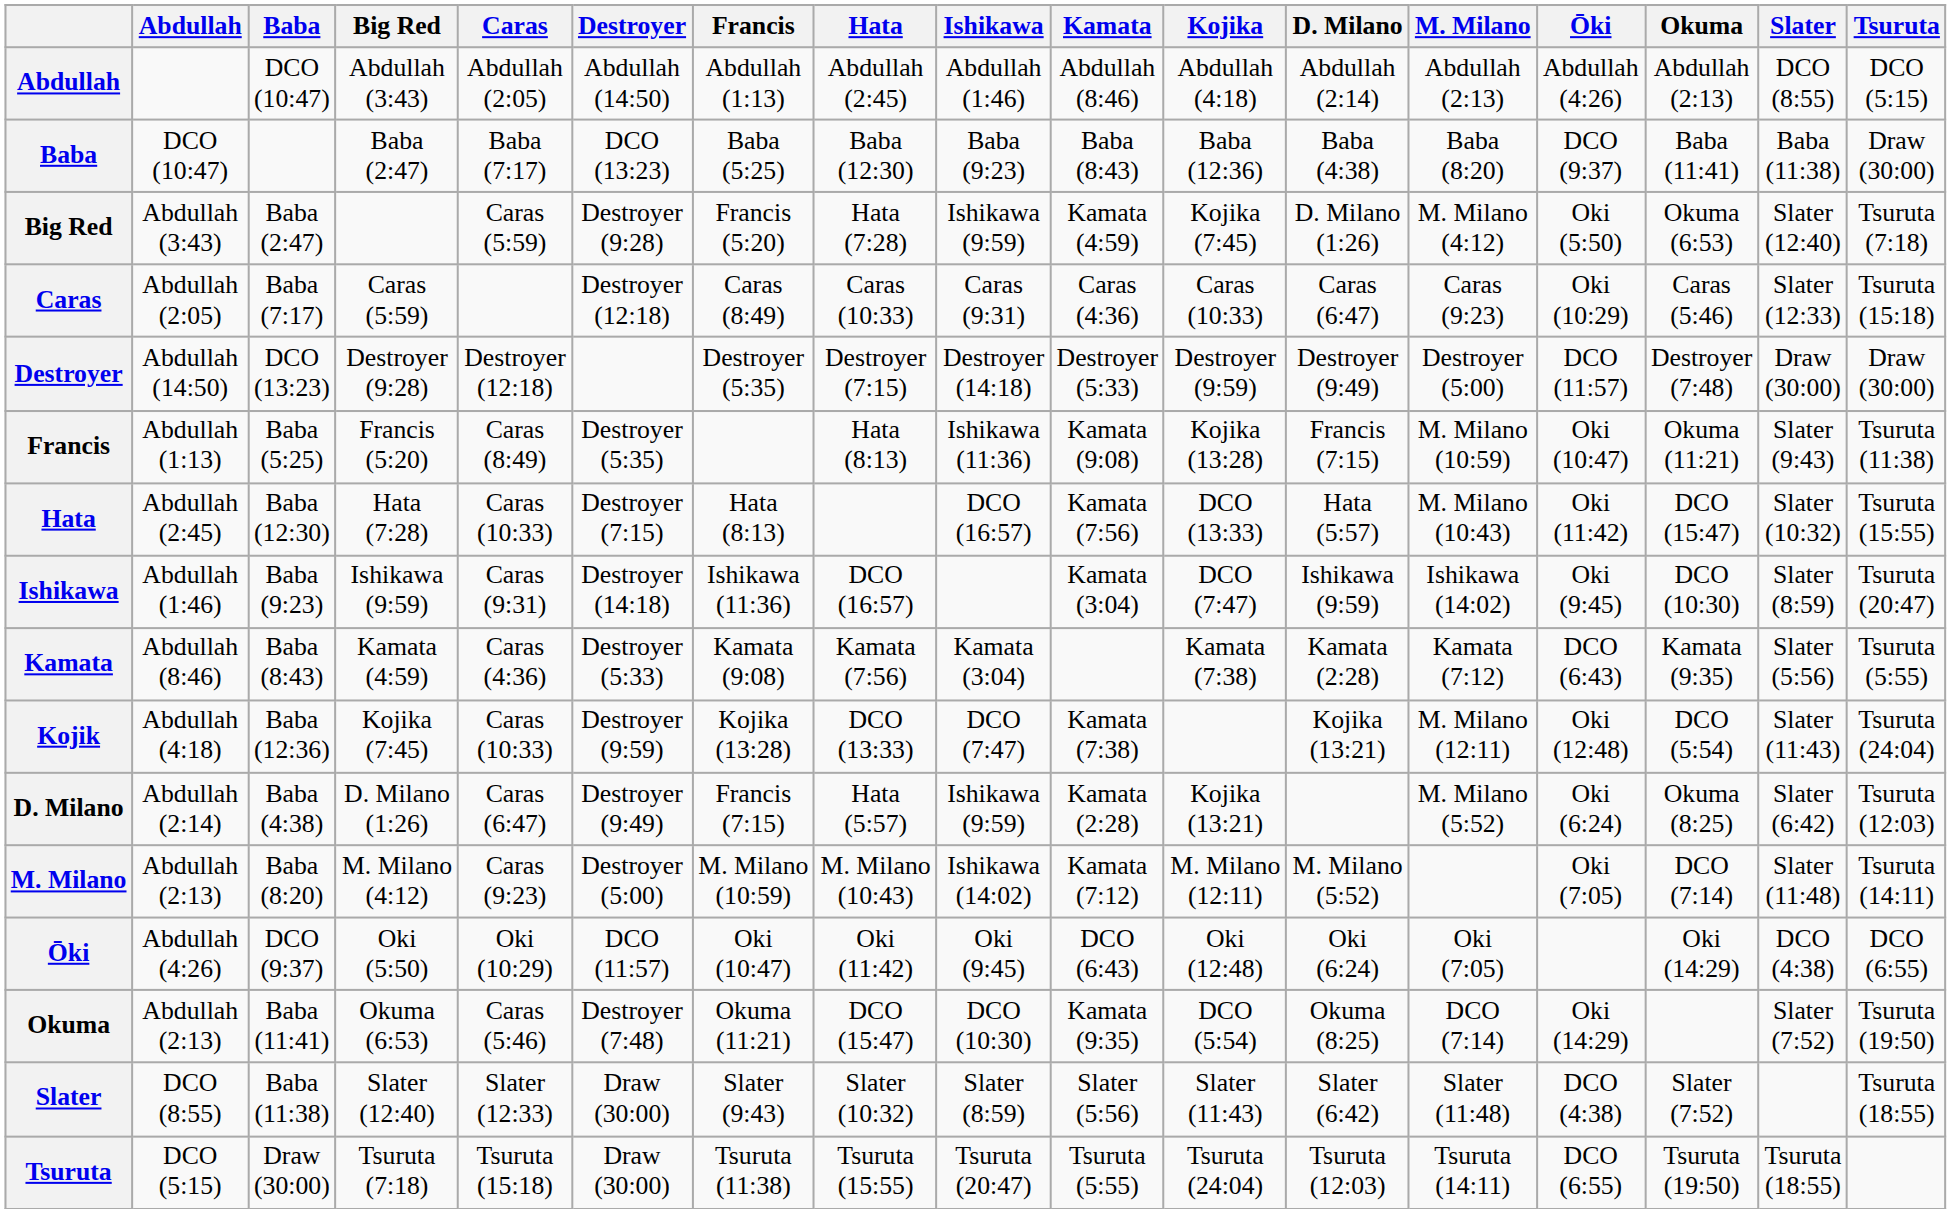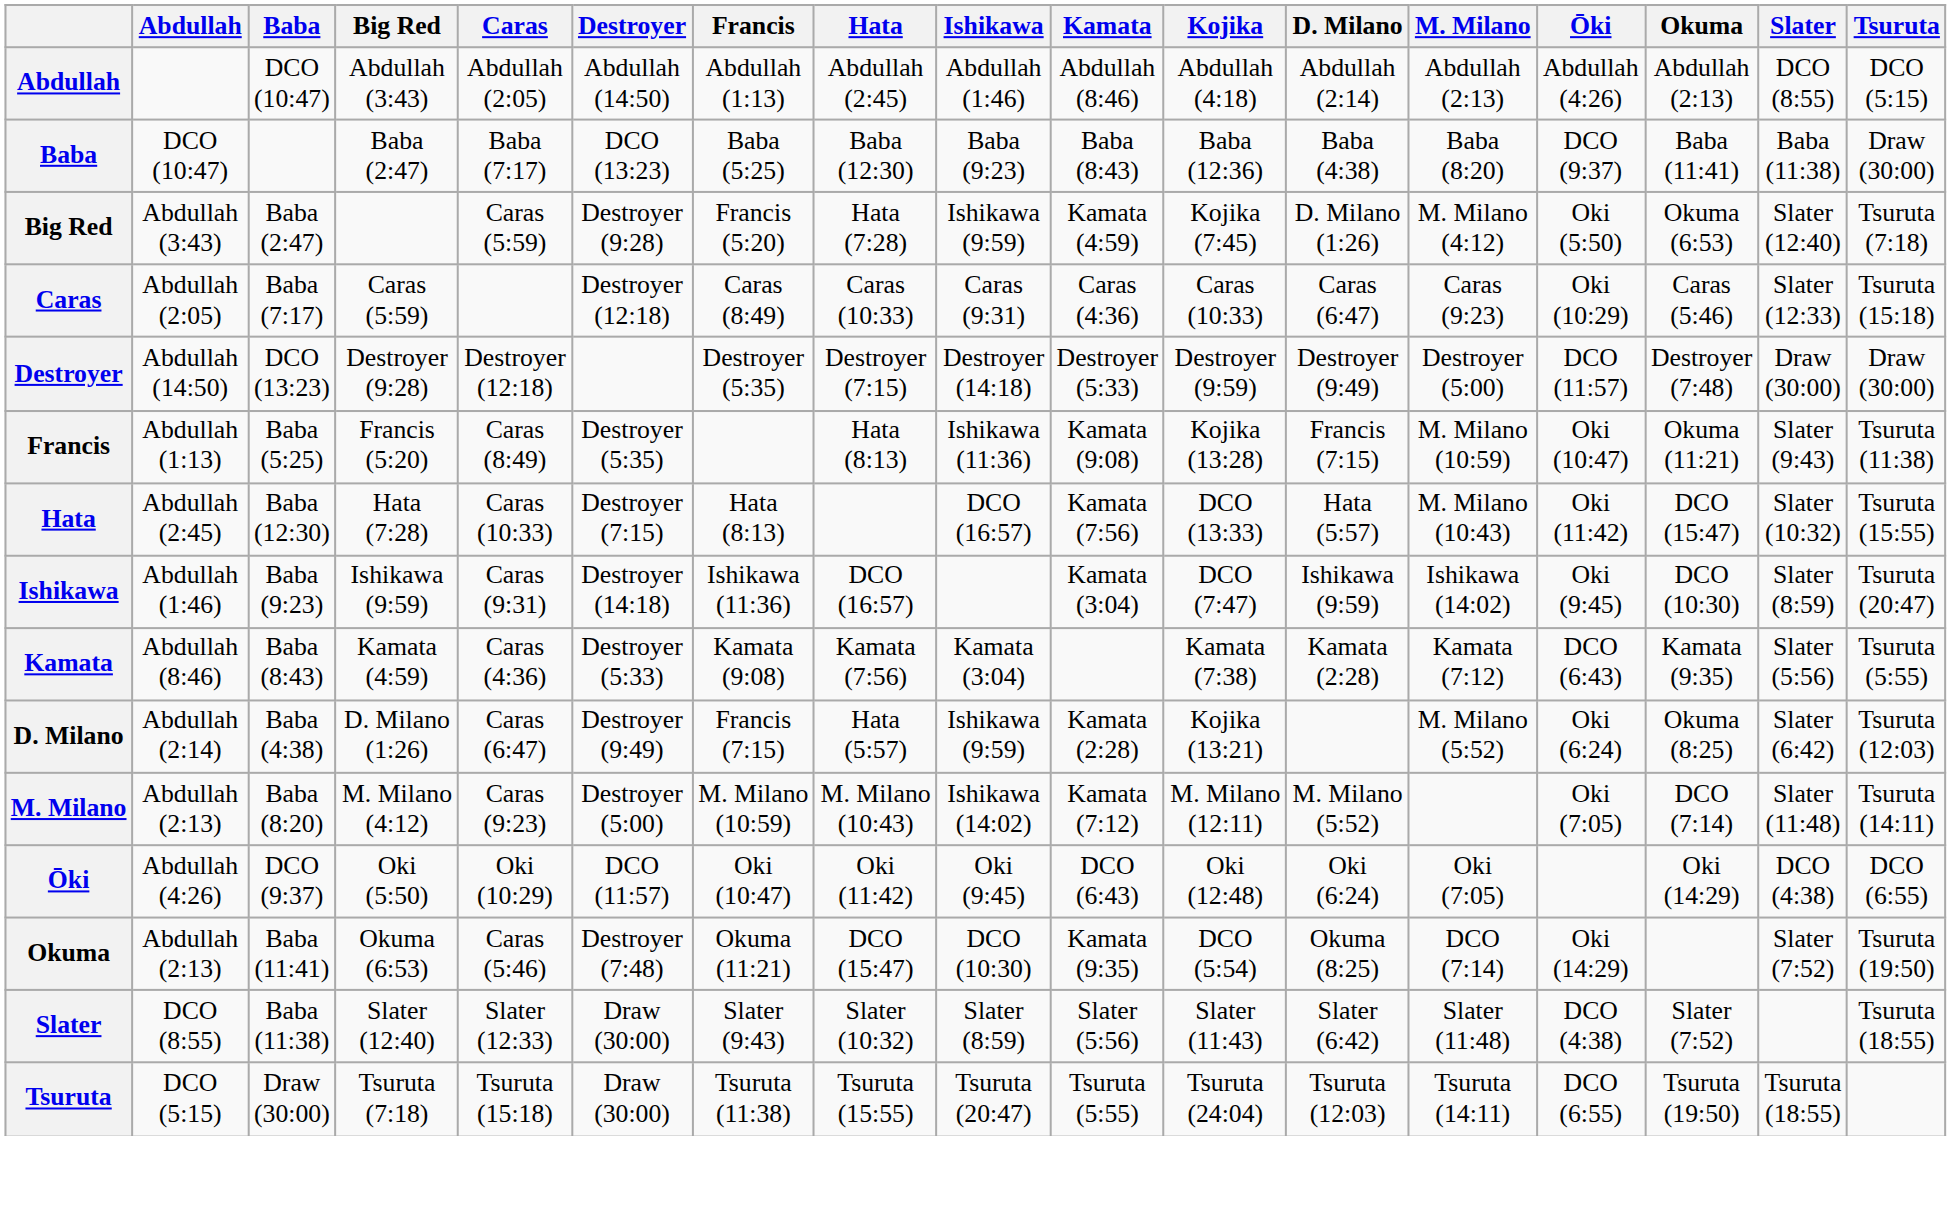- row: (69, 735)
